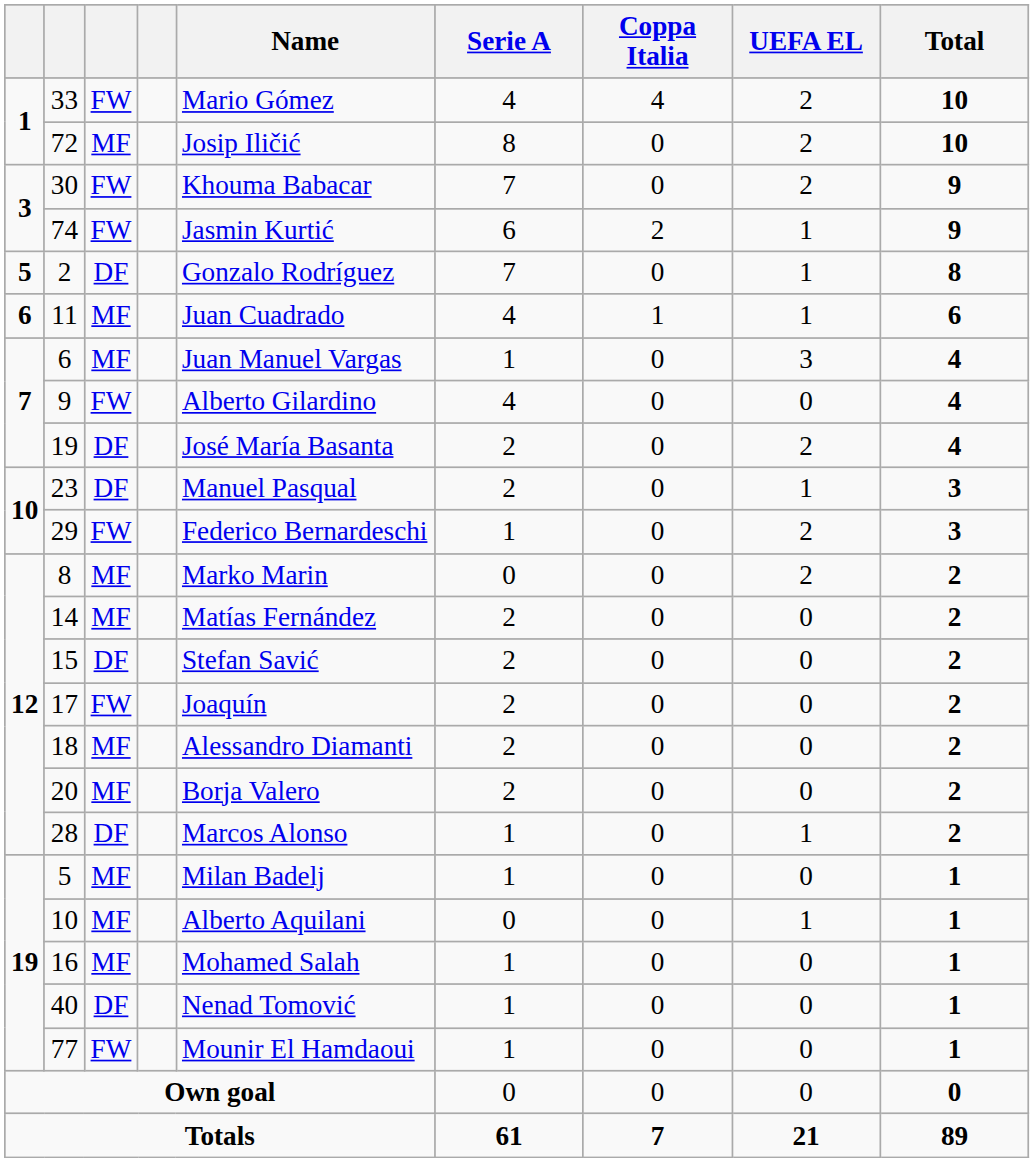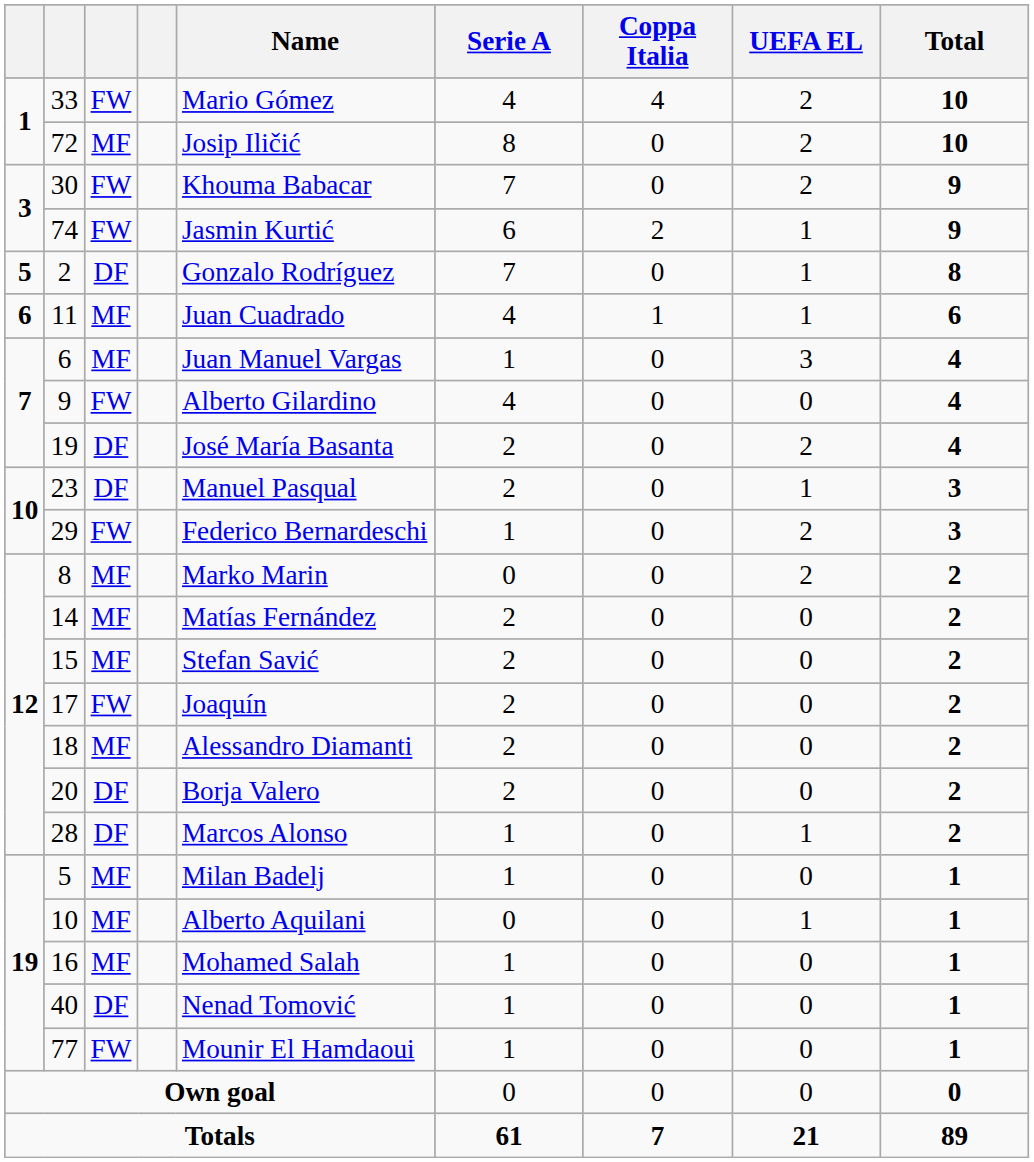(111, 660) DF -> (111, 660) MF
(111, 790) MF -> (111, 790) DF
